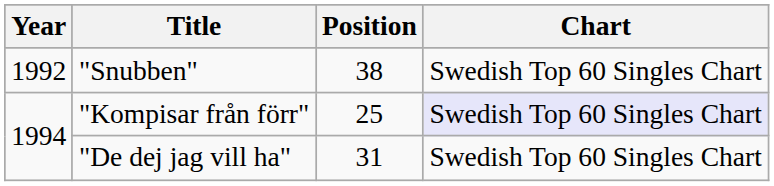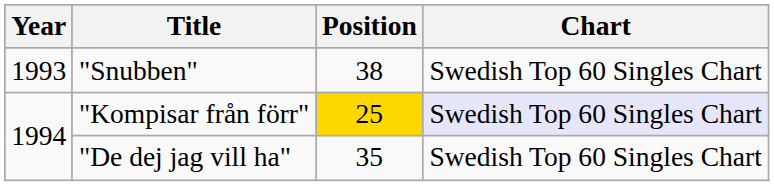(39, 69) 1992 -> (39, 69) 1993
(369, 113) no background -> (369, 113) gold background
(369, 157) 31 -> (369, 157) 35
